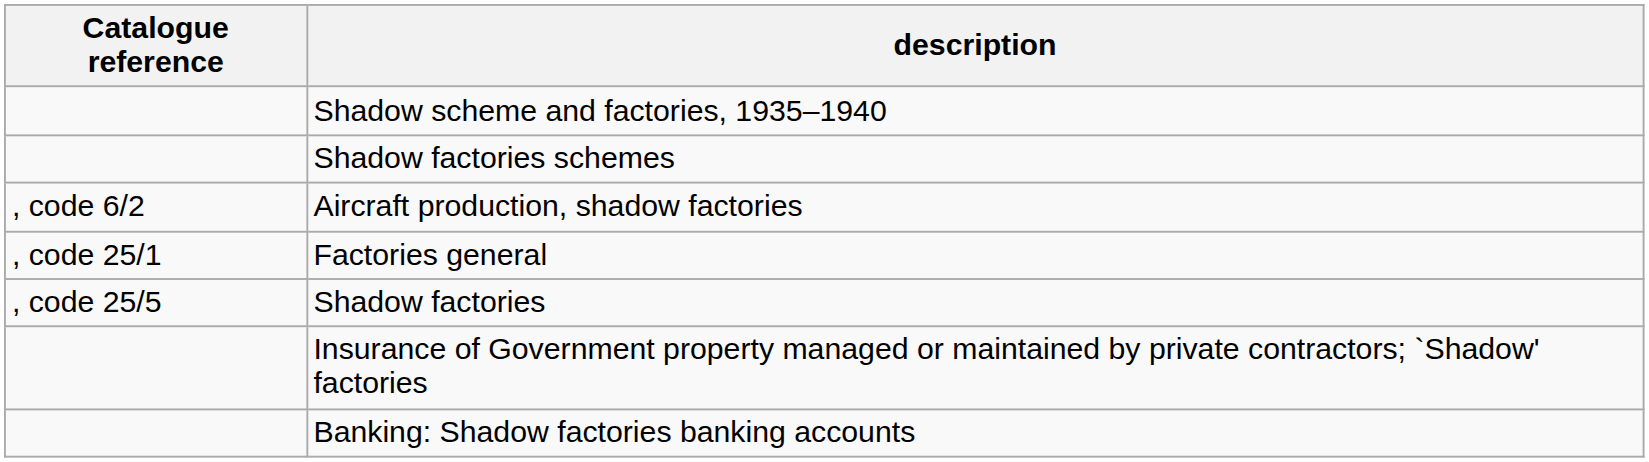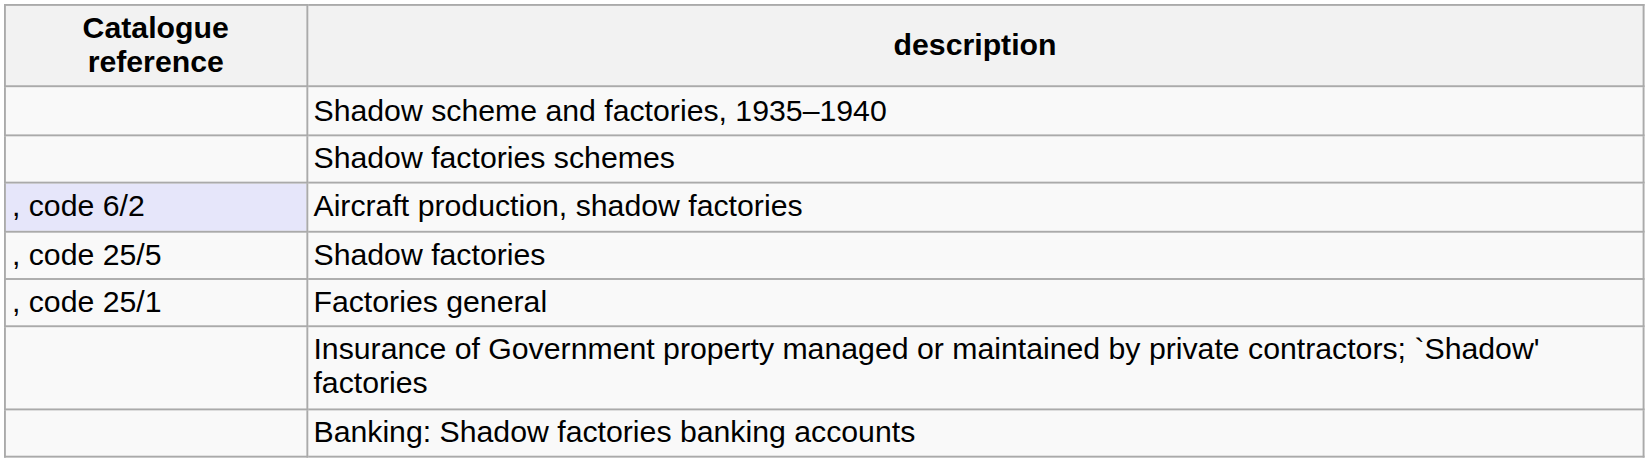(78, 206) no background -> (78, 206) lavender background
rows swapped: (430, 254) <-> (429, 302)
